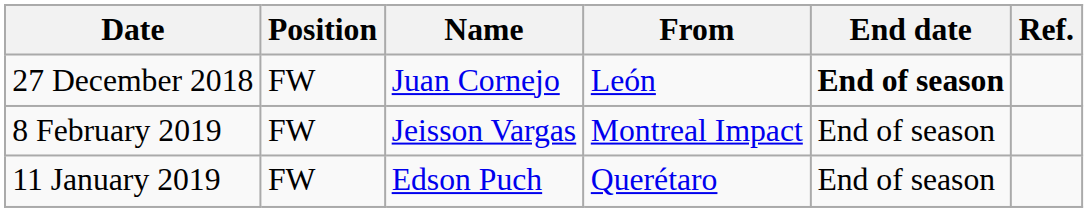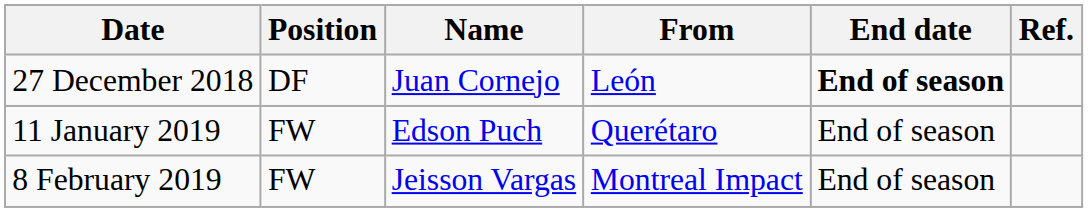(292, 79) FW -> (288, 79) DF
rows swapped: (116, 180) <-> (117, 130)
